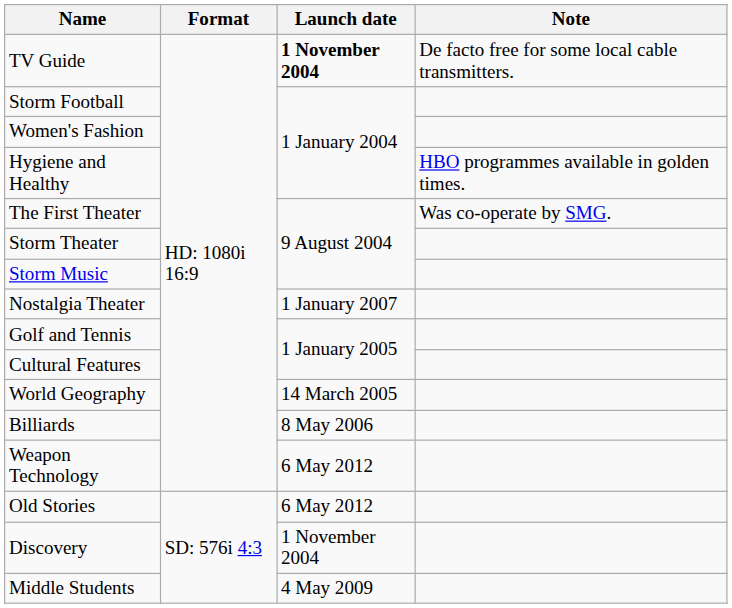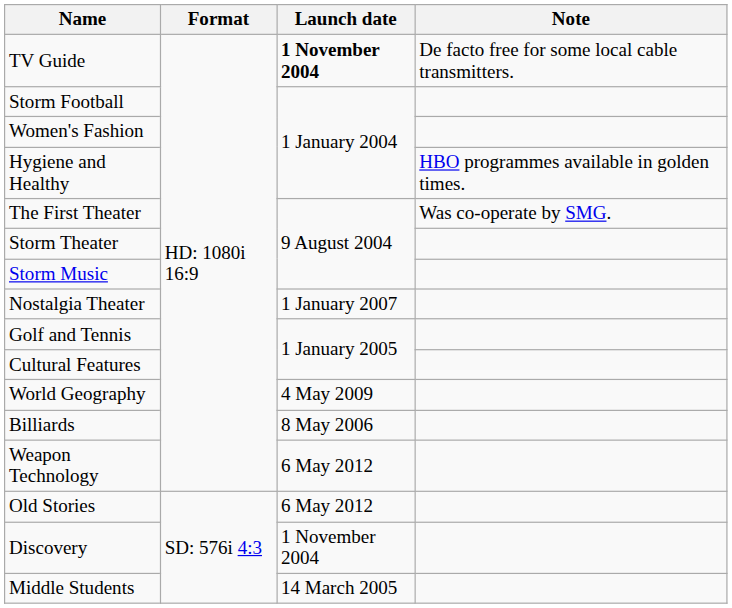(339, 394) 14 March 2005 -> (327, 394) 4 May 2009
(327, 588) 4 May 2009 -> (339, 588) 14 March 2005
